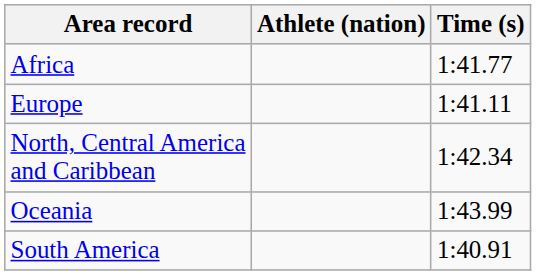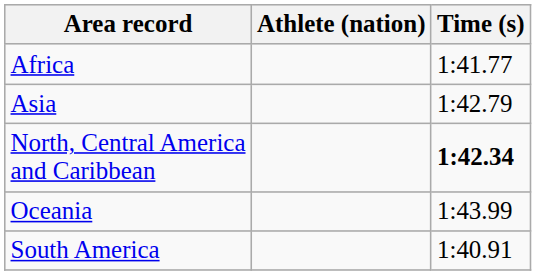+ row: (33, 103)
- row: (47, 103)
(475, 157) normal -> (475, 157) bold
